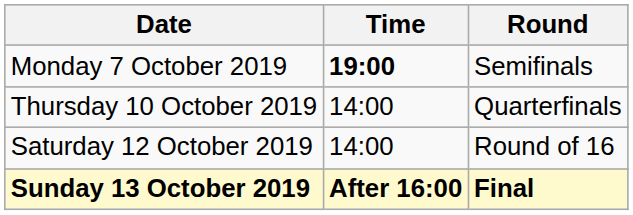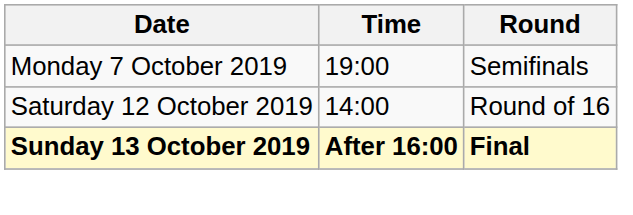(362, 65) bold -> (357, 65) normal
- row: (164, 106)
